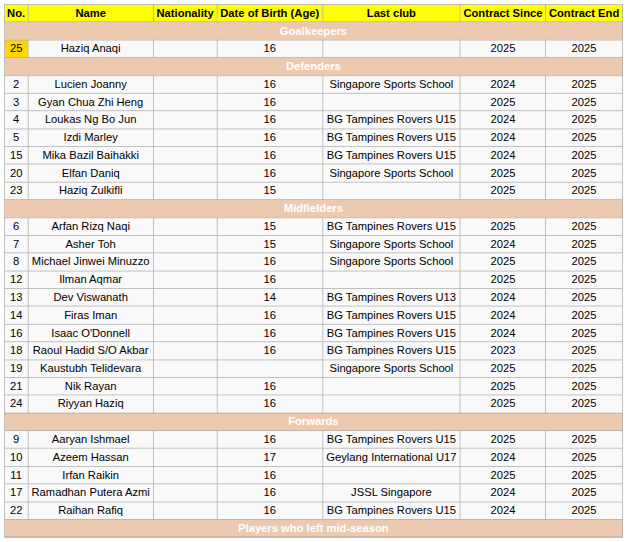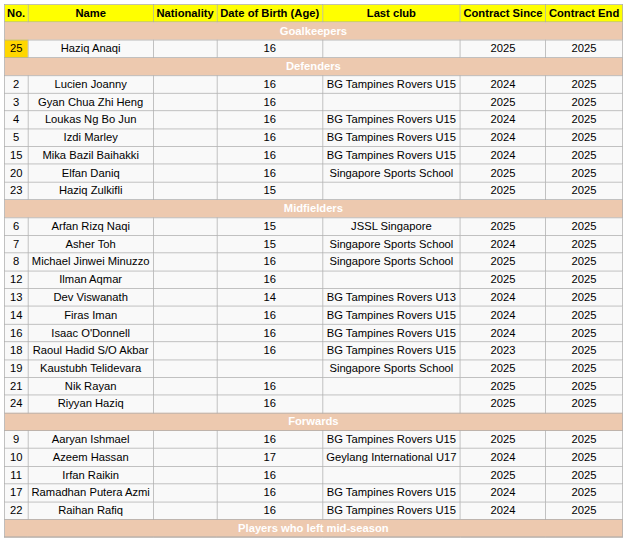(391, 84) Singapore Sports School -> (391, 84) BG Tampines Rovers U15
(391, 226) BG Tampines Rovers U15 -> (391, 226) JSSL Singapore
(391, 492) JSSL Singapore -> (391, 492) BG Tampines Rovers U15
